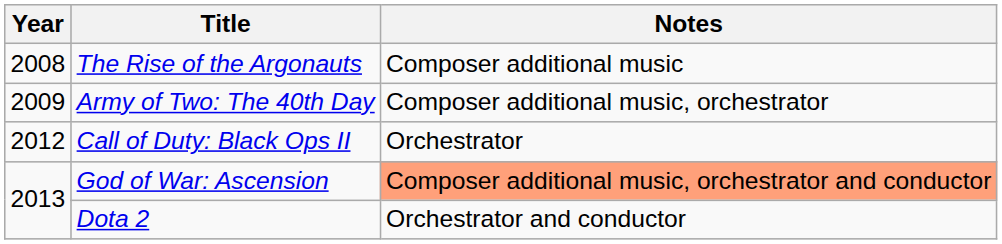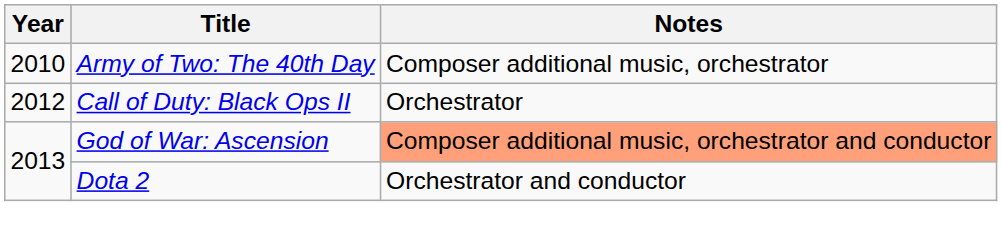- row: (219, 63)
(38, 102) 2009 -> (38, 63) 2010
